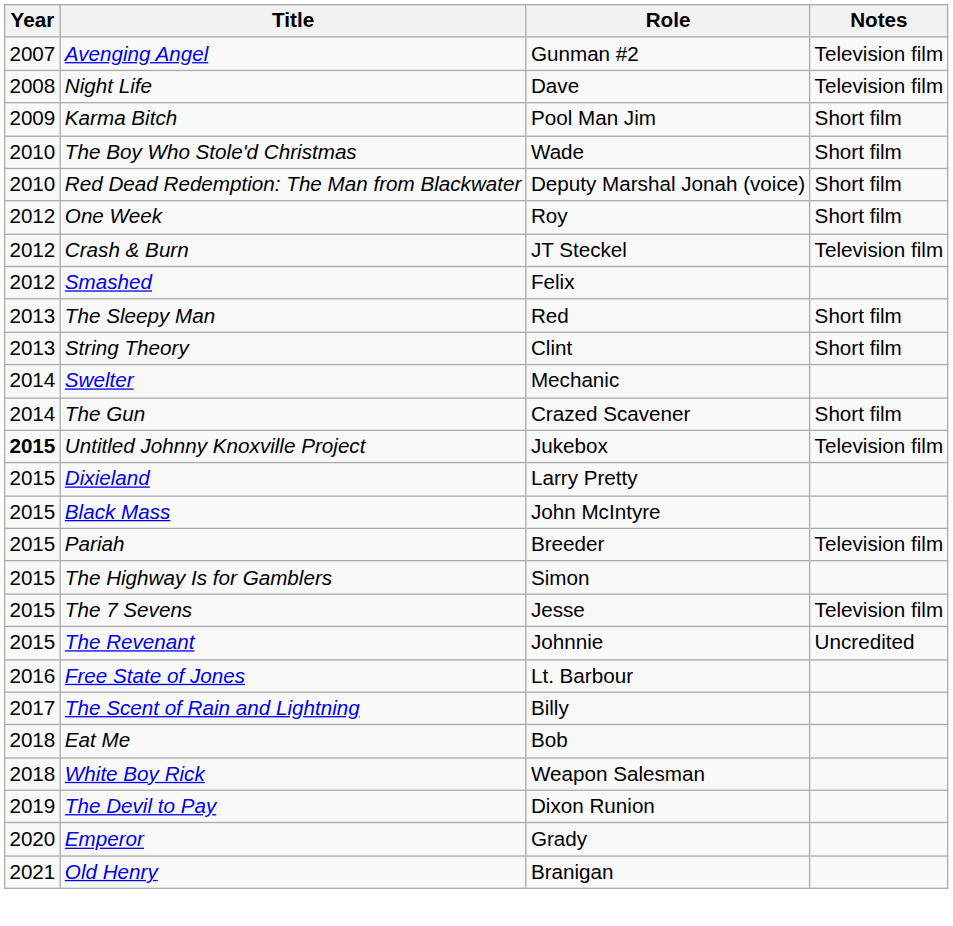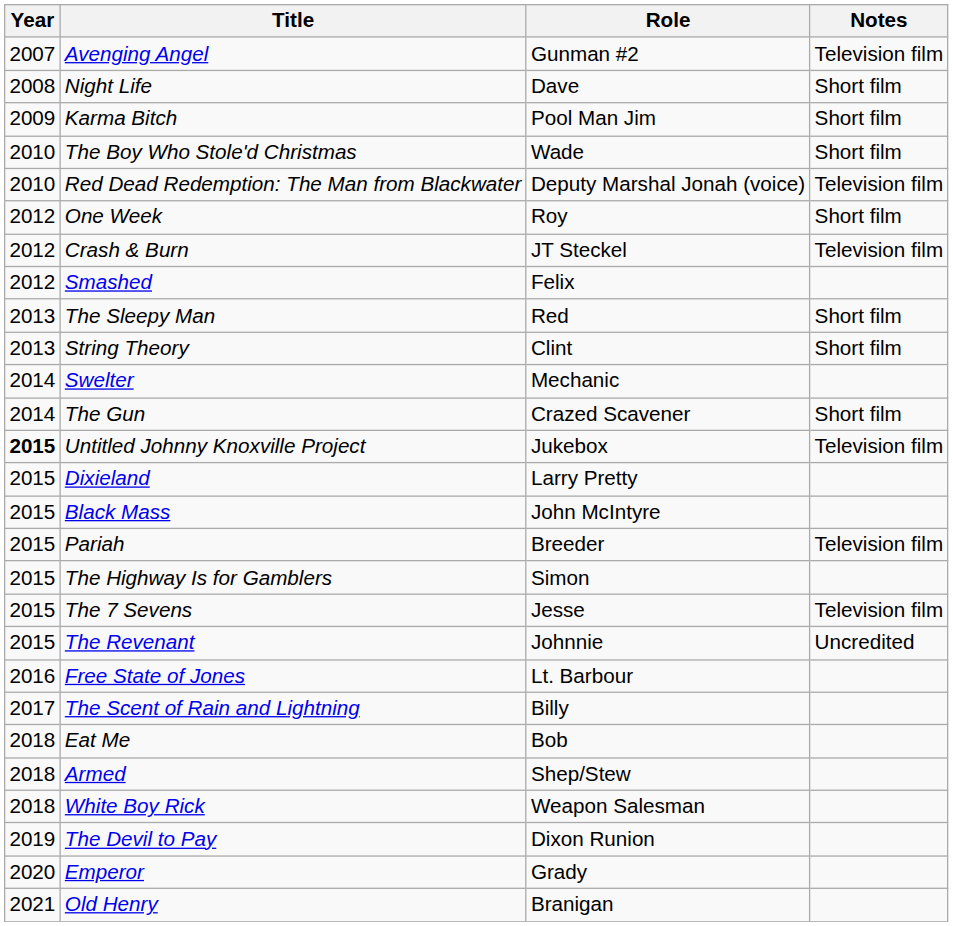(879, 86) Television film -> (858, 86) Short film
(858, 184) Short film -> (879, 184) Television film
+ row: (95, 773)
